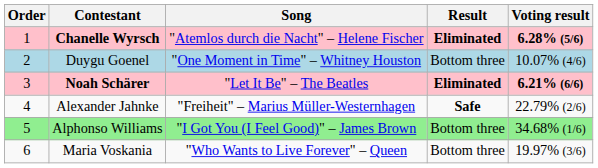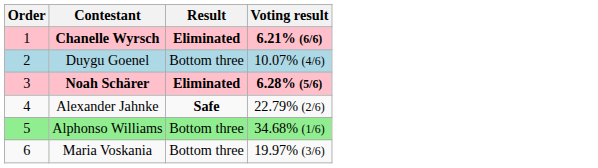- column: (296, 15)
(550, 38) 6.28% (5/6) -> (289, 38) 6.21% (6/6)
(550, 83) 6.21% (6/6) -> (289, 83) 6.28% (5/6)
